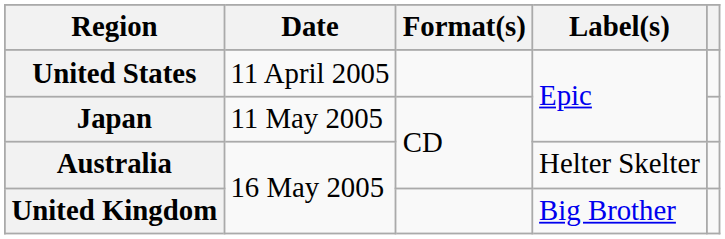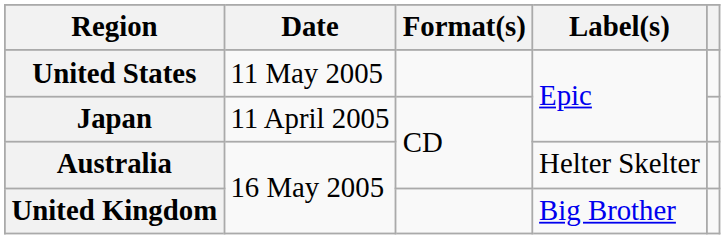(310, 73) 11 April 2005 -> (307, 73) 11 May 2005
(307, 118) 11 May 2005 -> (310, 118) 11 April 2005
